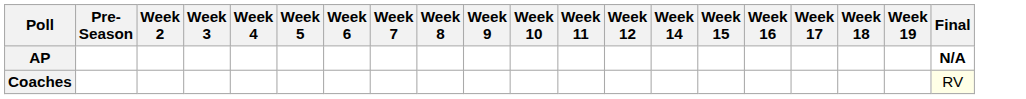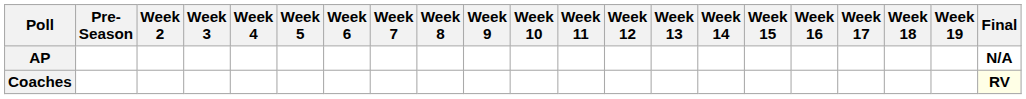+ column: (674, 25)
(953, 82) normal -> (999, 82) bold
